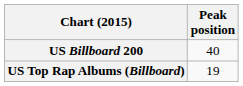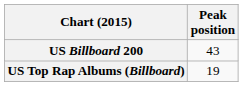(213, 50) 40 -> (213, 50) 43
